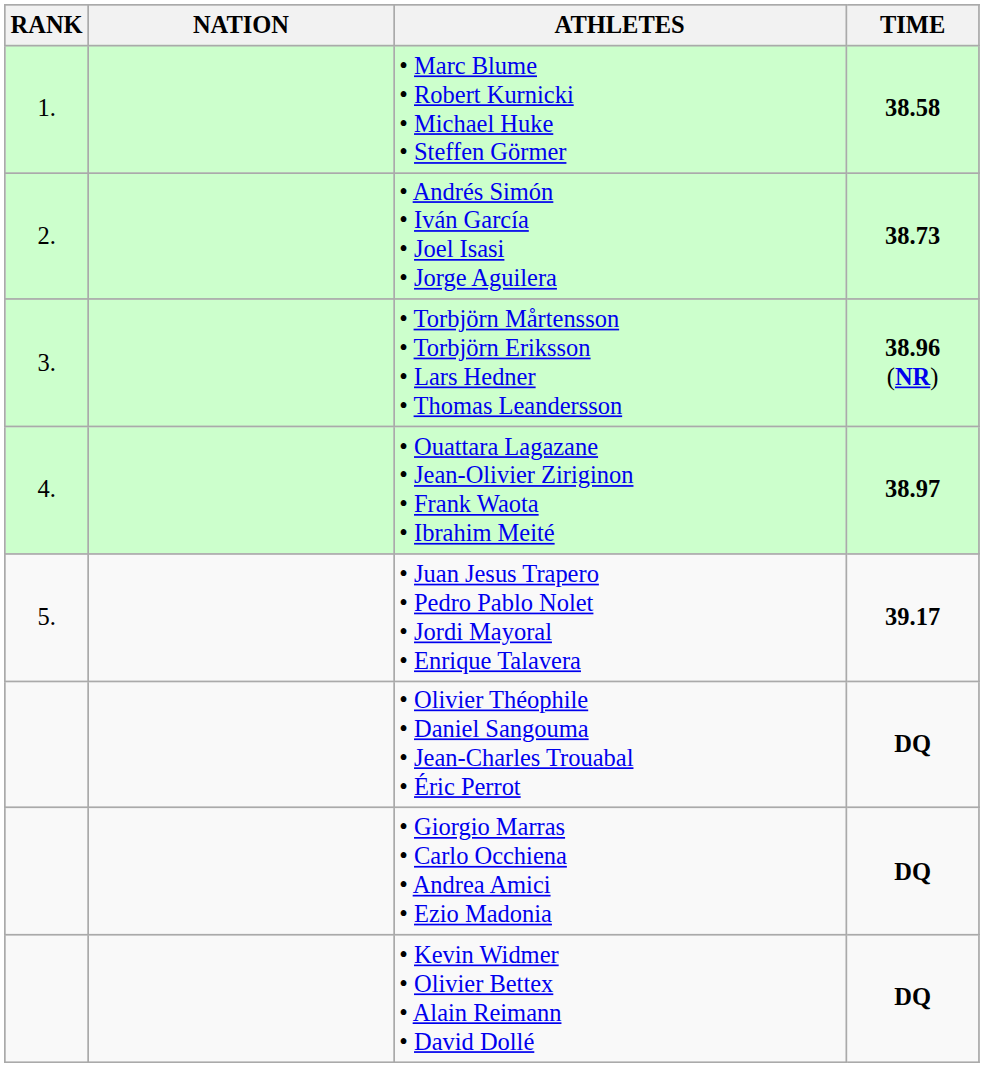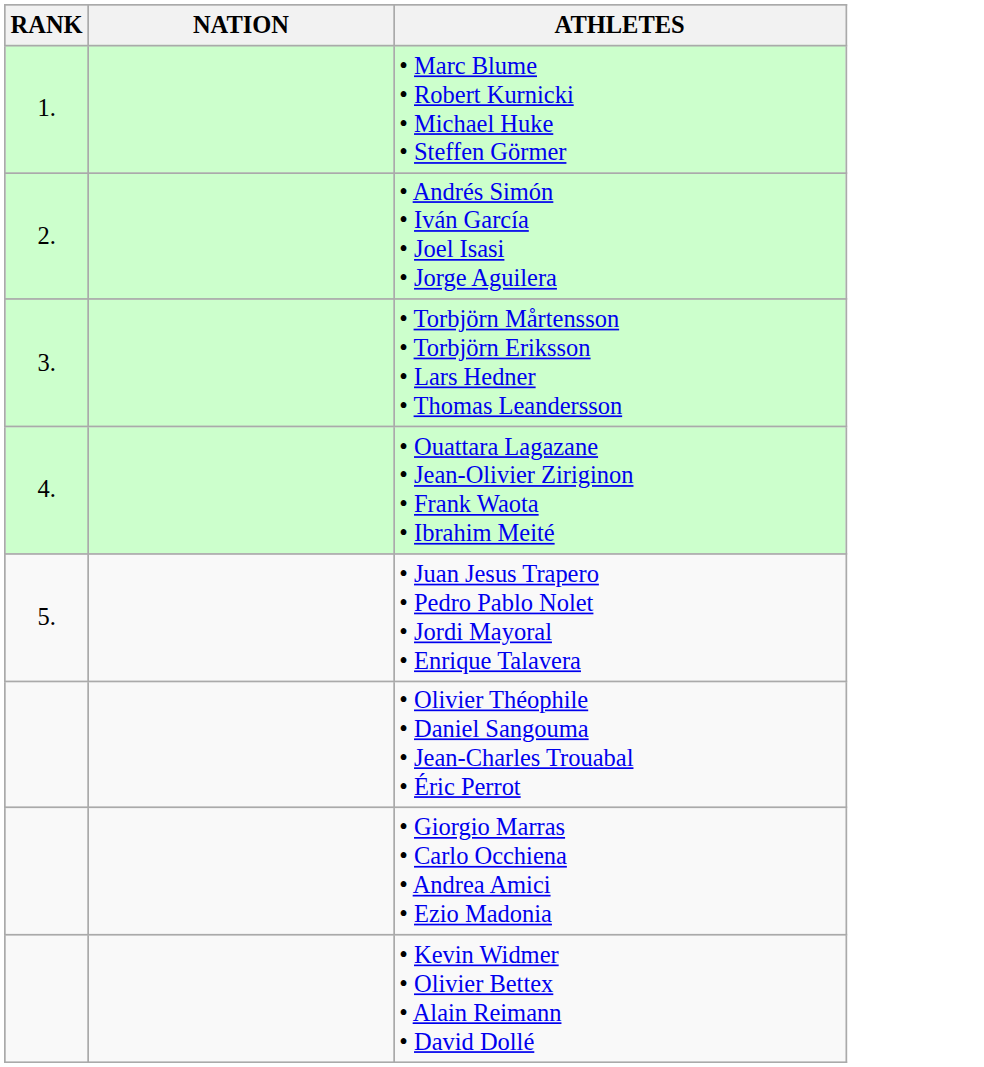- column: (913, 25)
